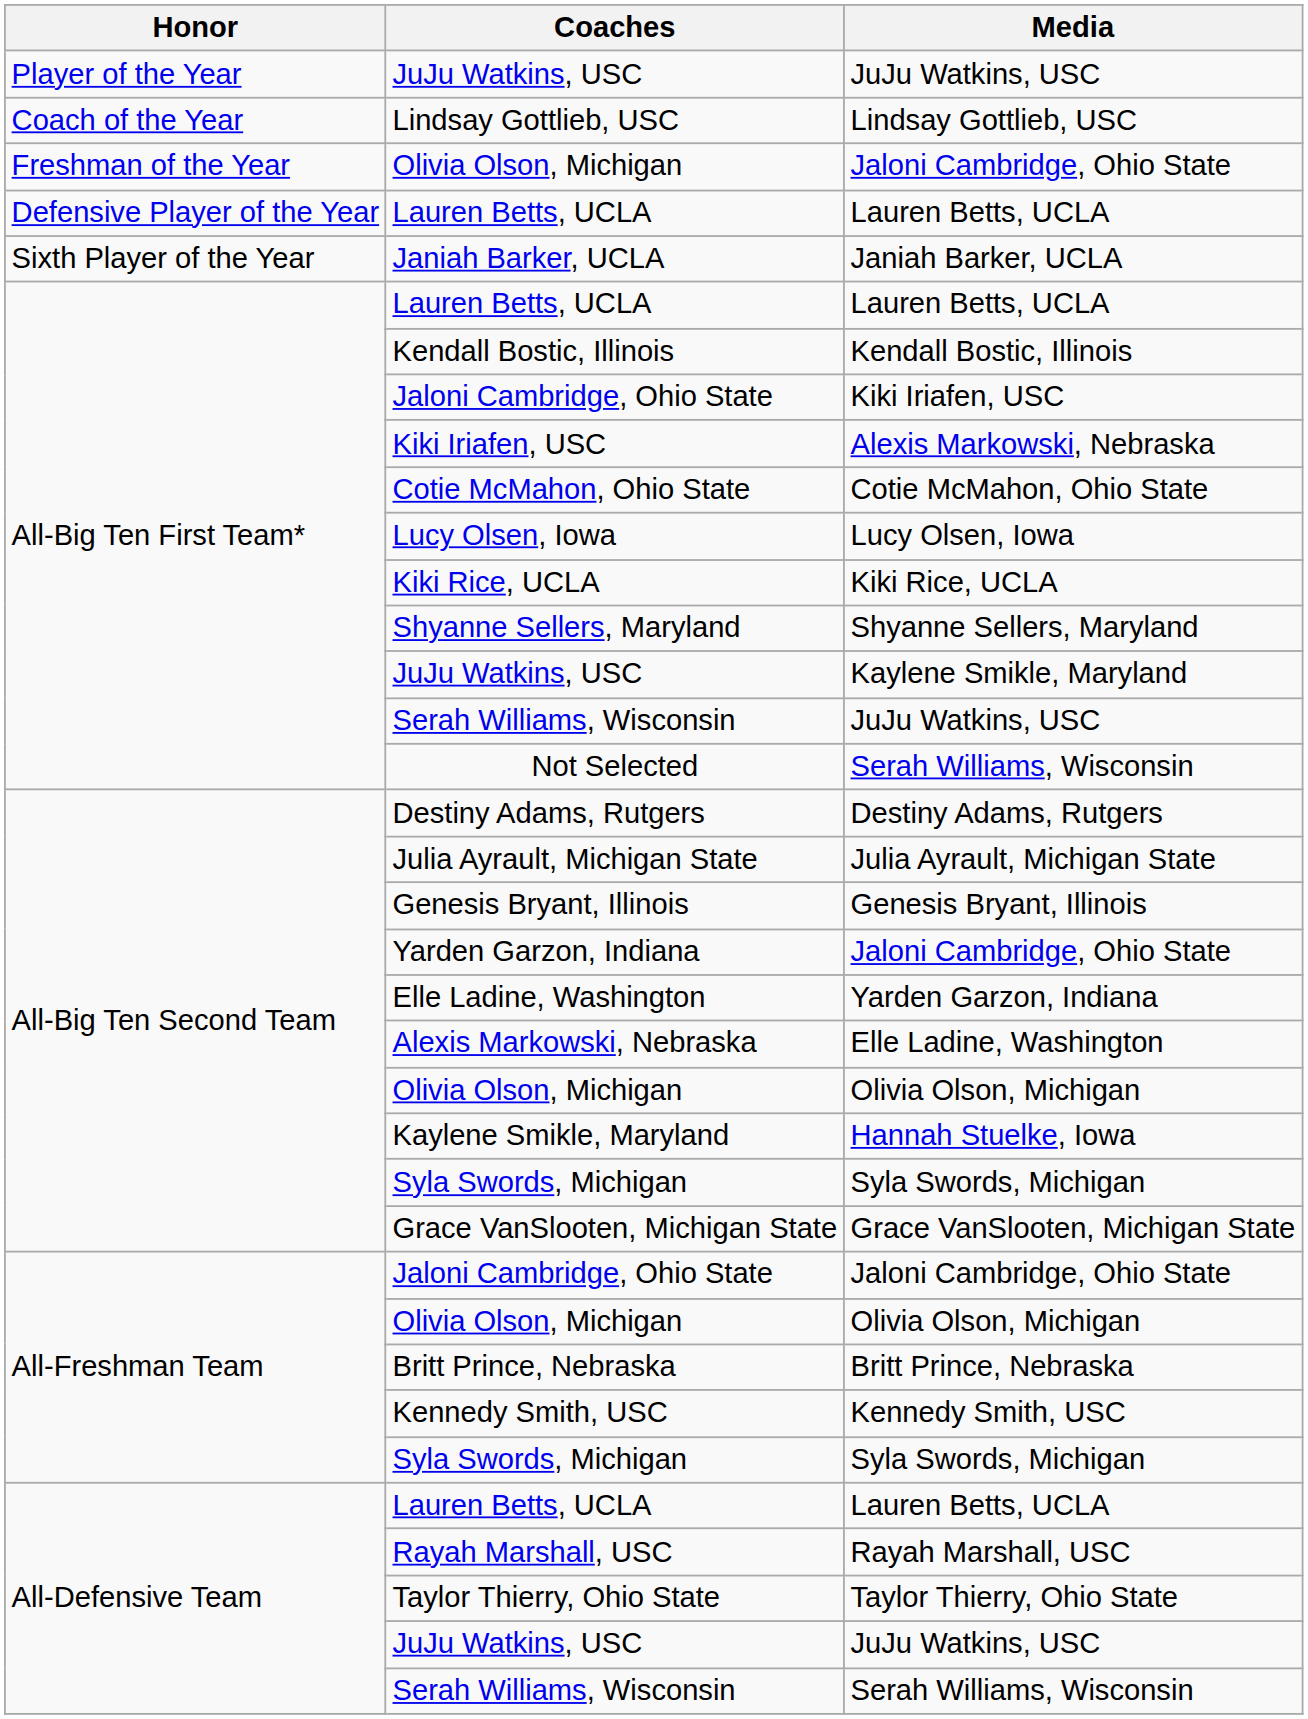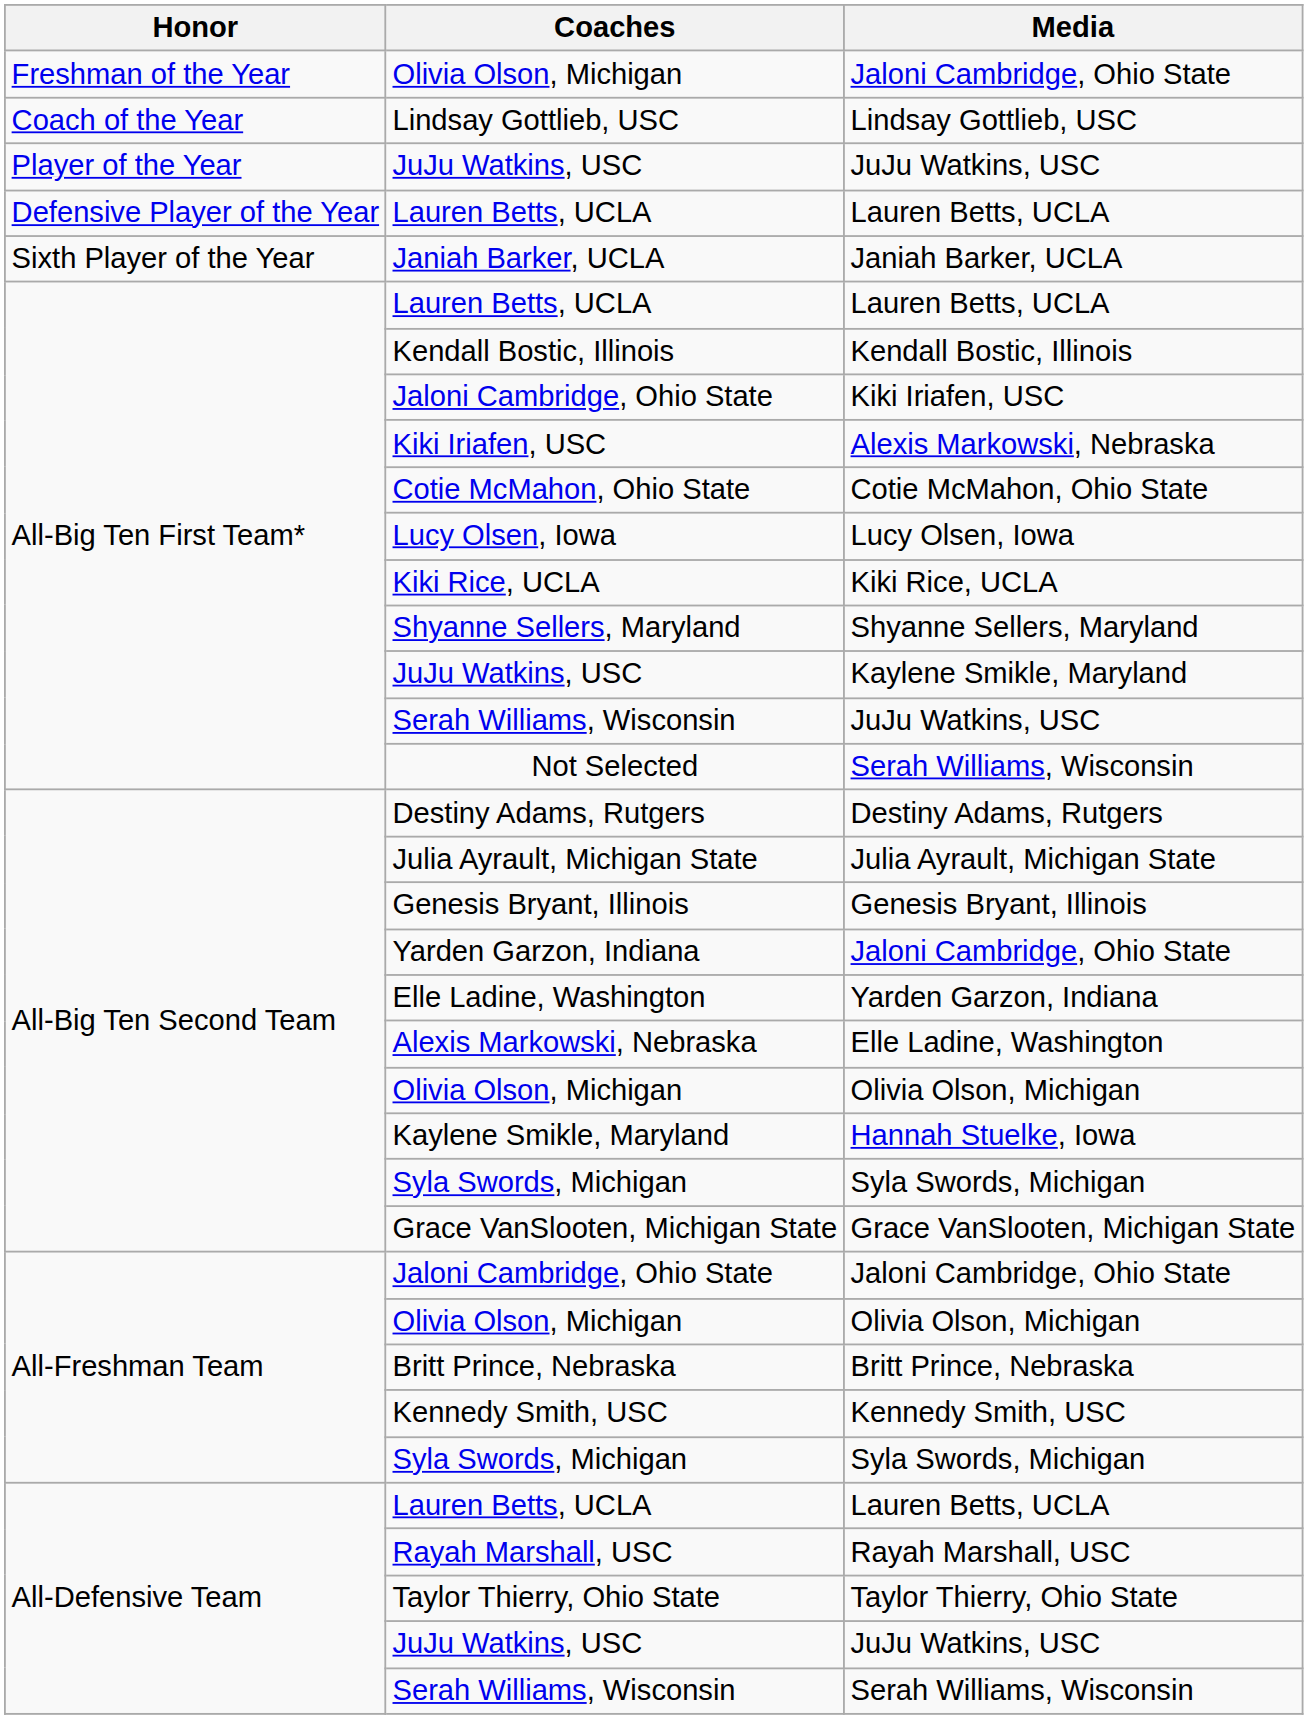rows swapped: (127, 73) <-> (151, 166)
